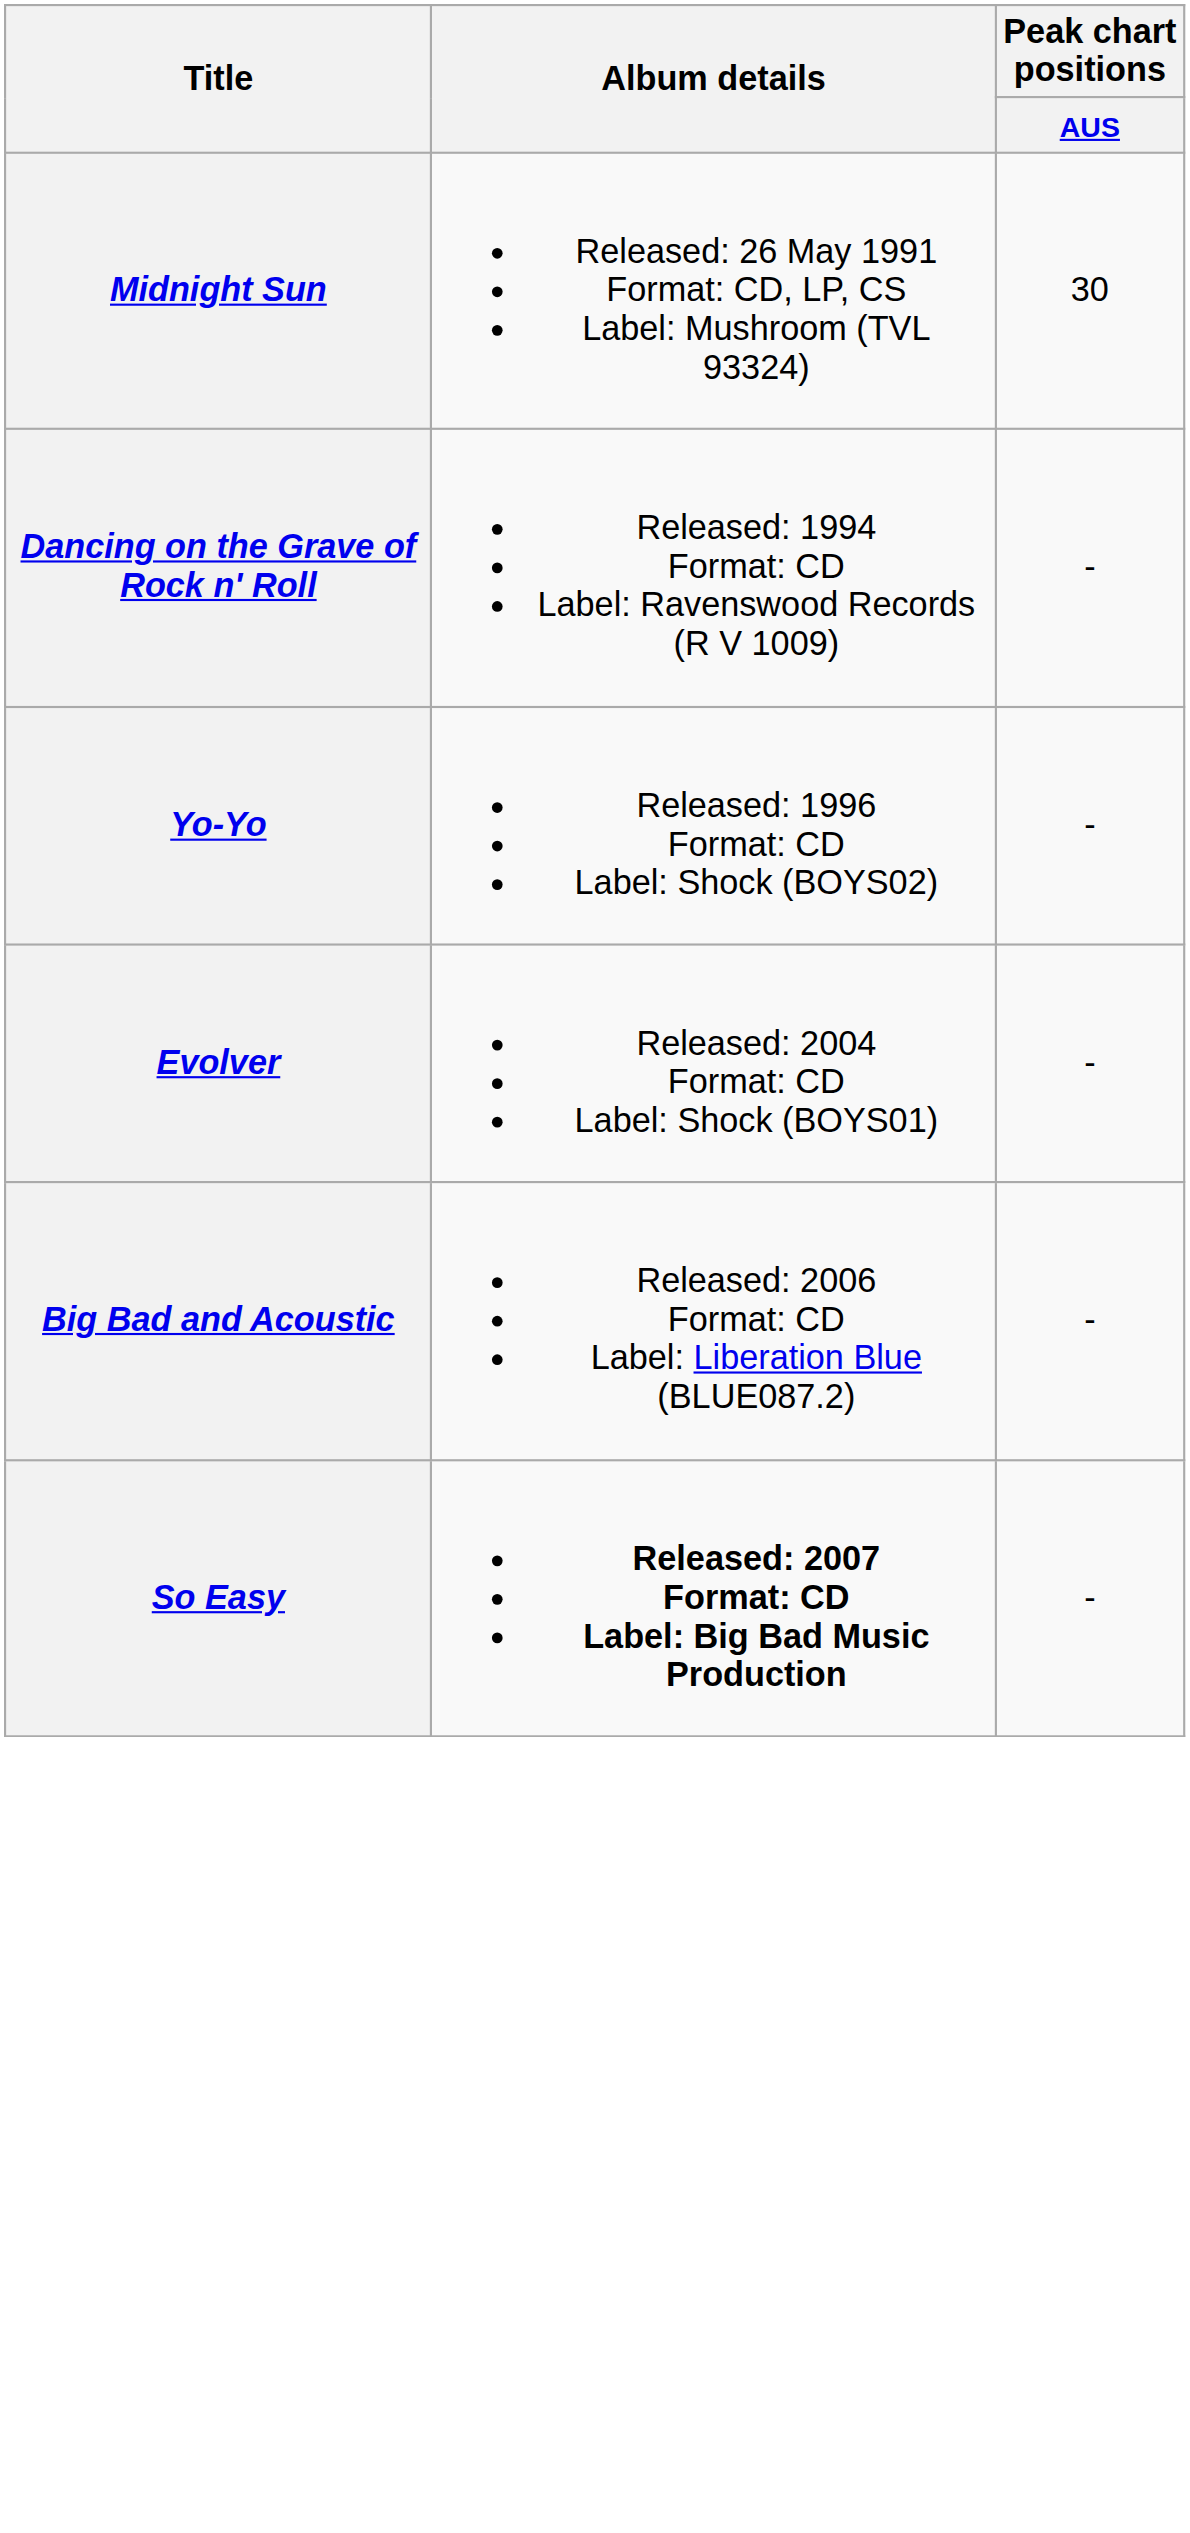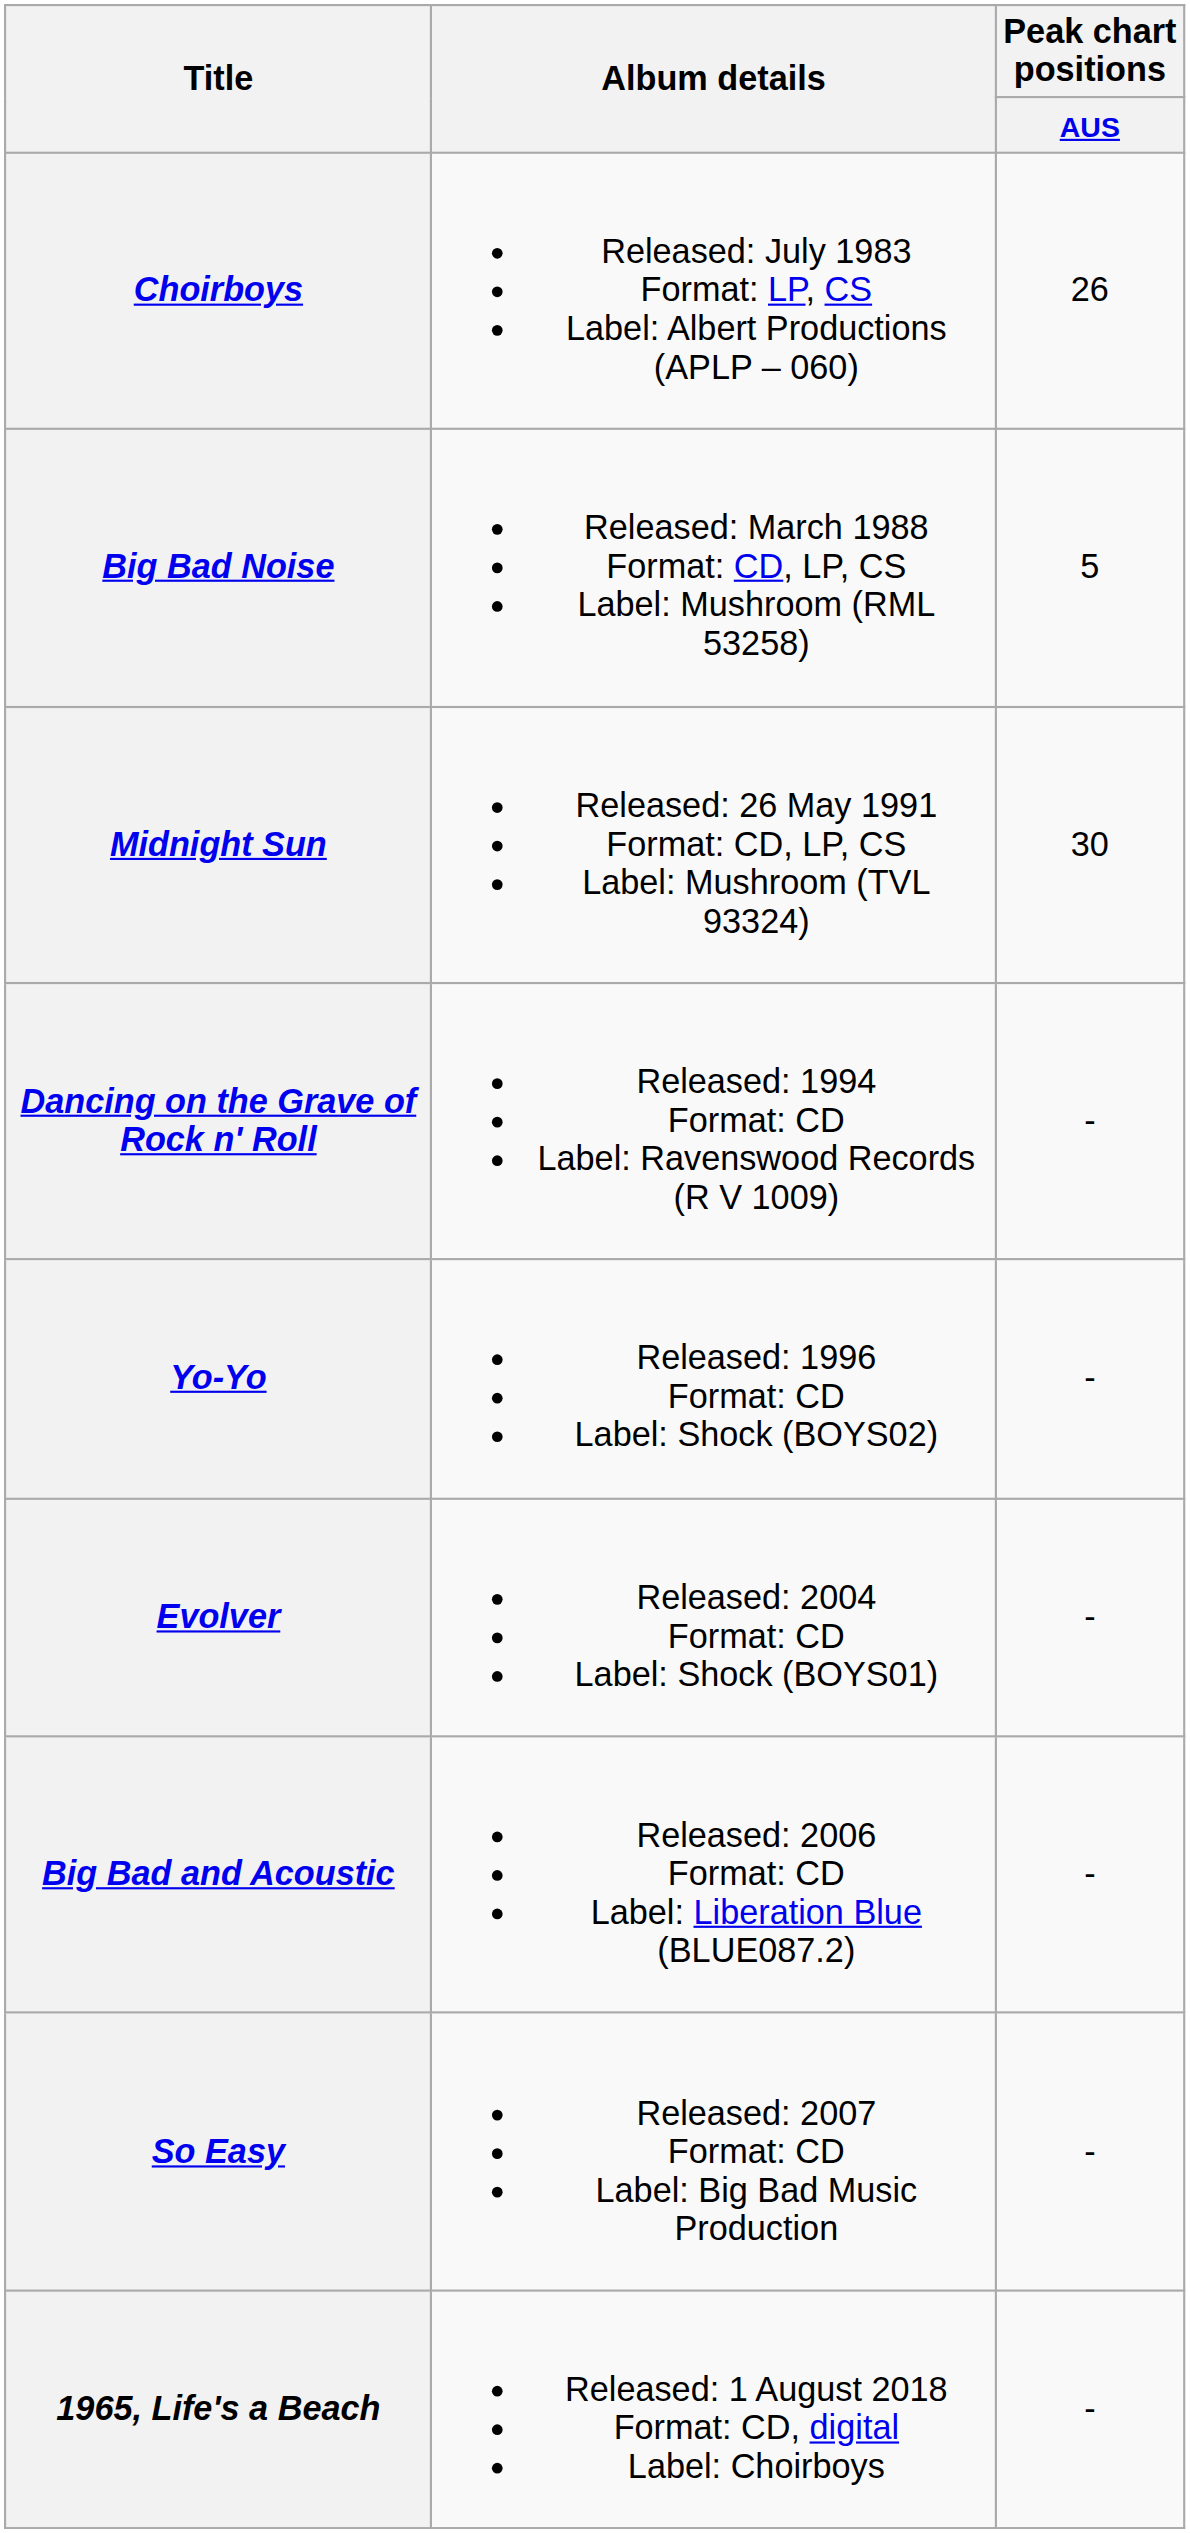+ row: (218, 290)
+ row: (218, 566)
(714, 1617) bold -> (714, 2171) normal
+ row: (218, 2408)
